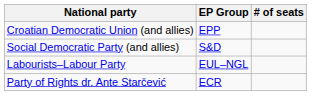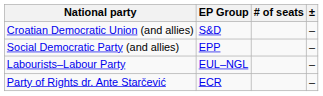+ column: (312, 13)
(210, 30) EPP -> (210, 30) S&D
(210, 47) S&D -> (210, 47) EPP
